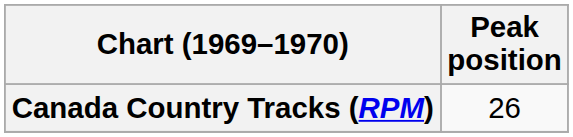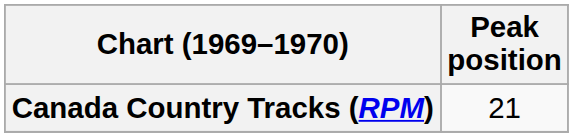(505, 107) 26 -> (505, 107) 21
